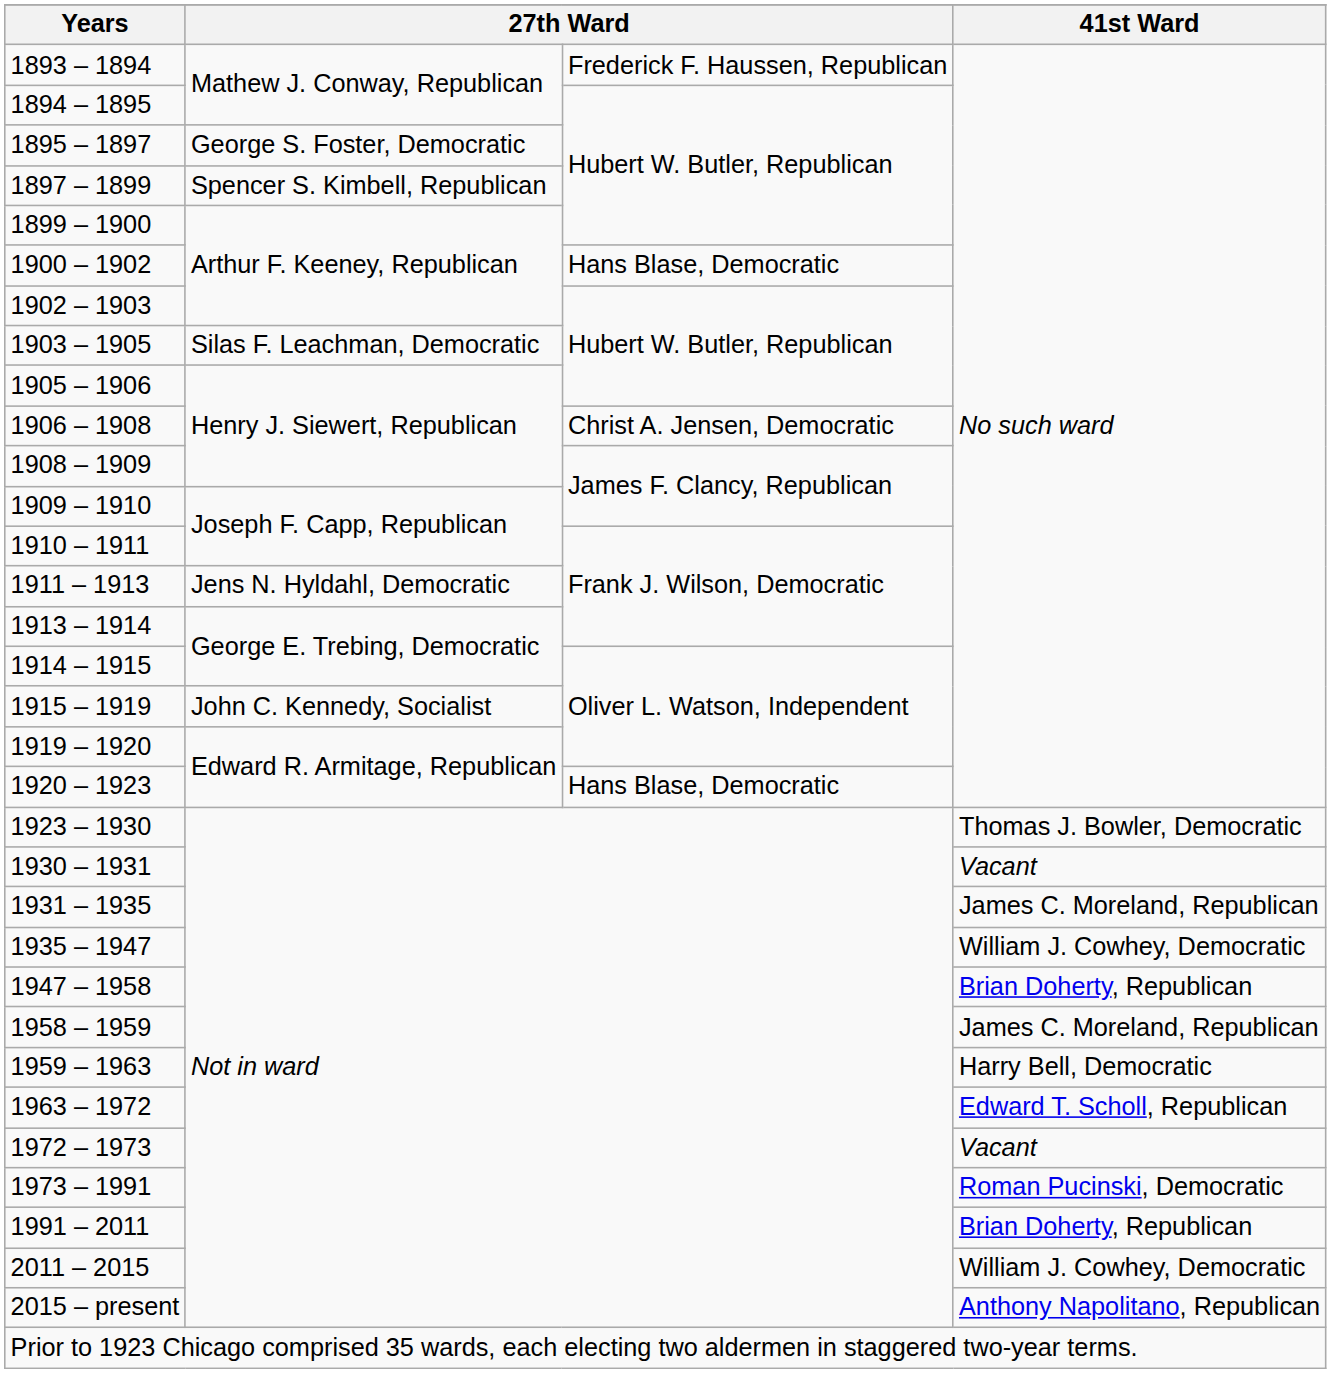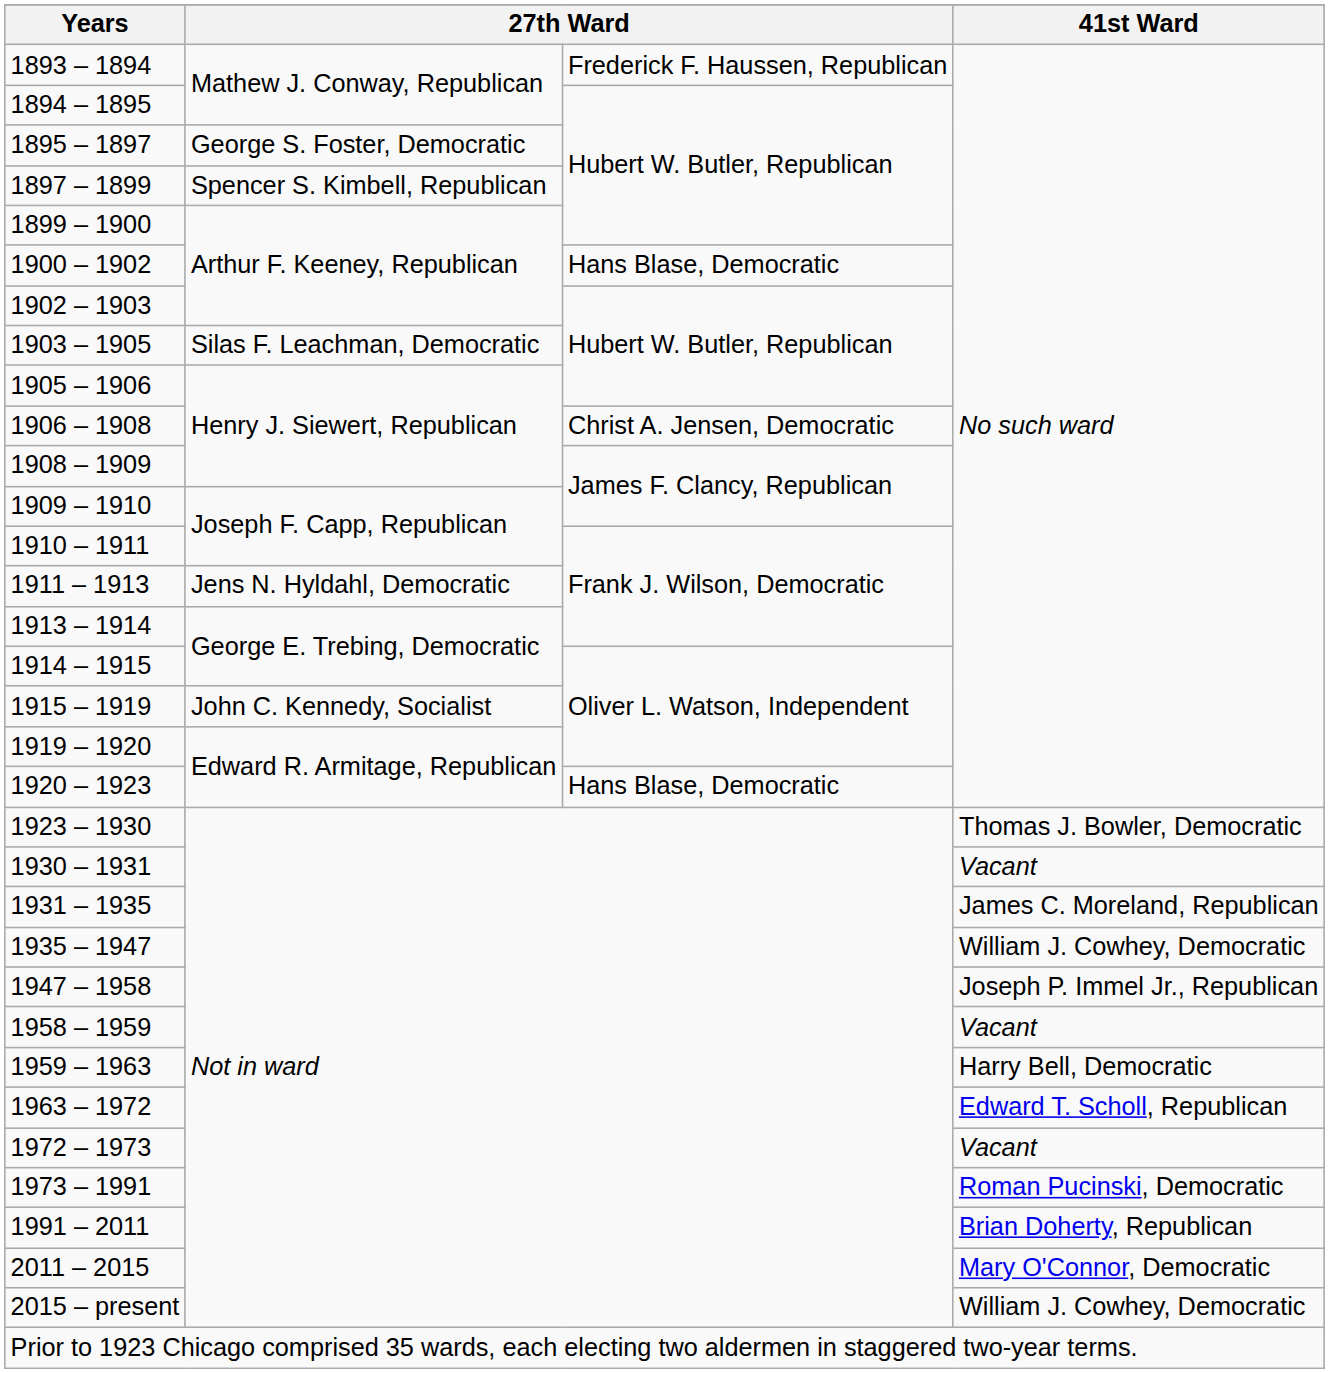(1106, 986) Brian Doherty, Republican -> (1139, 986) Joseph P. Immel Jr., Republican
(1139, 1026) James C. Moreland, Republican -> (998, 1026) Vacant
(1132, 1267) William J. Cowhey, Democratic -> (1115, 1267) Mary O'Connor, Democratic
(1140, 1307) Anthony Napolitano, Republican -> (1132, 1307) William J. Cowhey, Democratic
